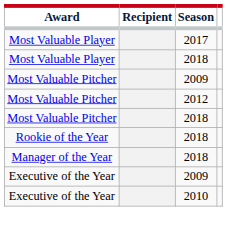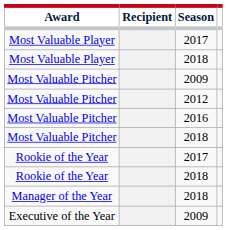+ row: (62, 118)
+ row: (62, 157)
- row: (62, 196)
